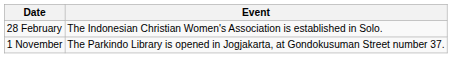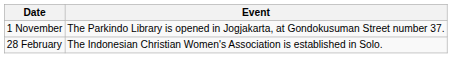rows swapped: (34, 28) <-> (35, 45)
